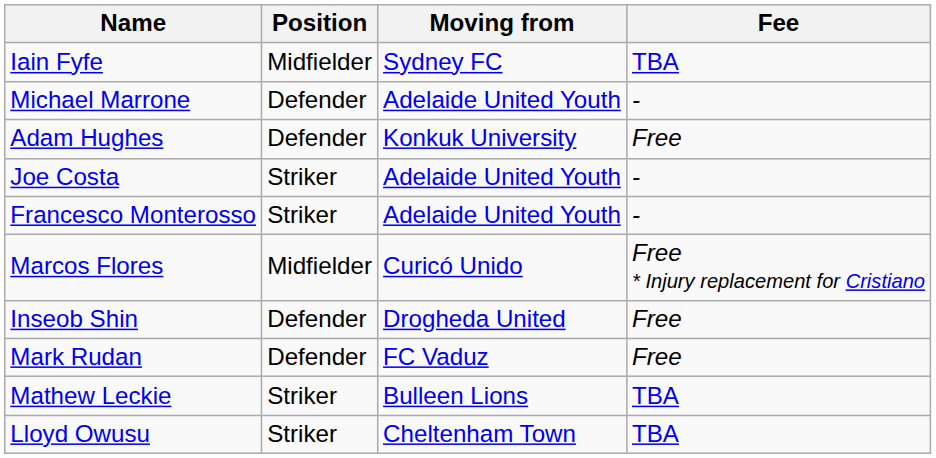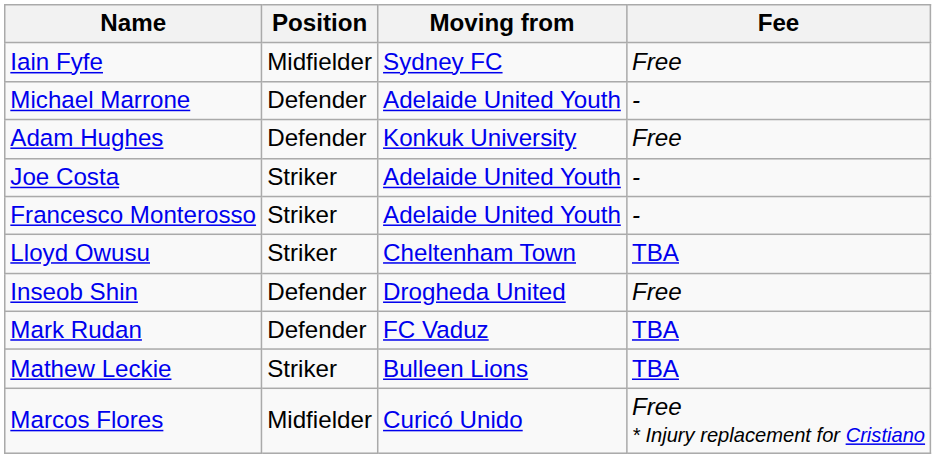(655, 61) TBA -> (657, 61) Free
rows swapped: (80, 434) <-> (87, 267)
(657, 357) Free -> (655, 330) TBA
